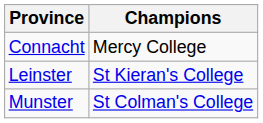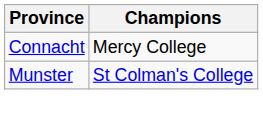- row: (40, 74)
